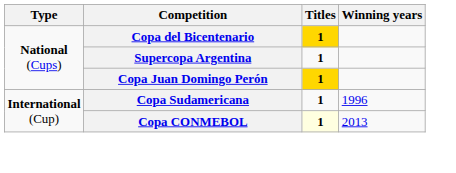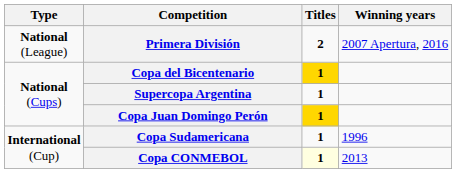+ row: (193, 44)
